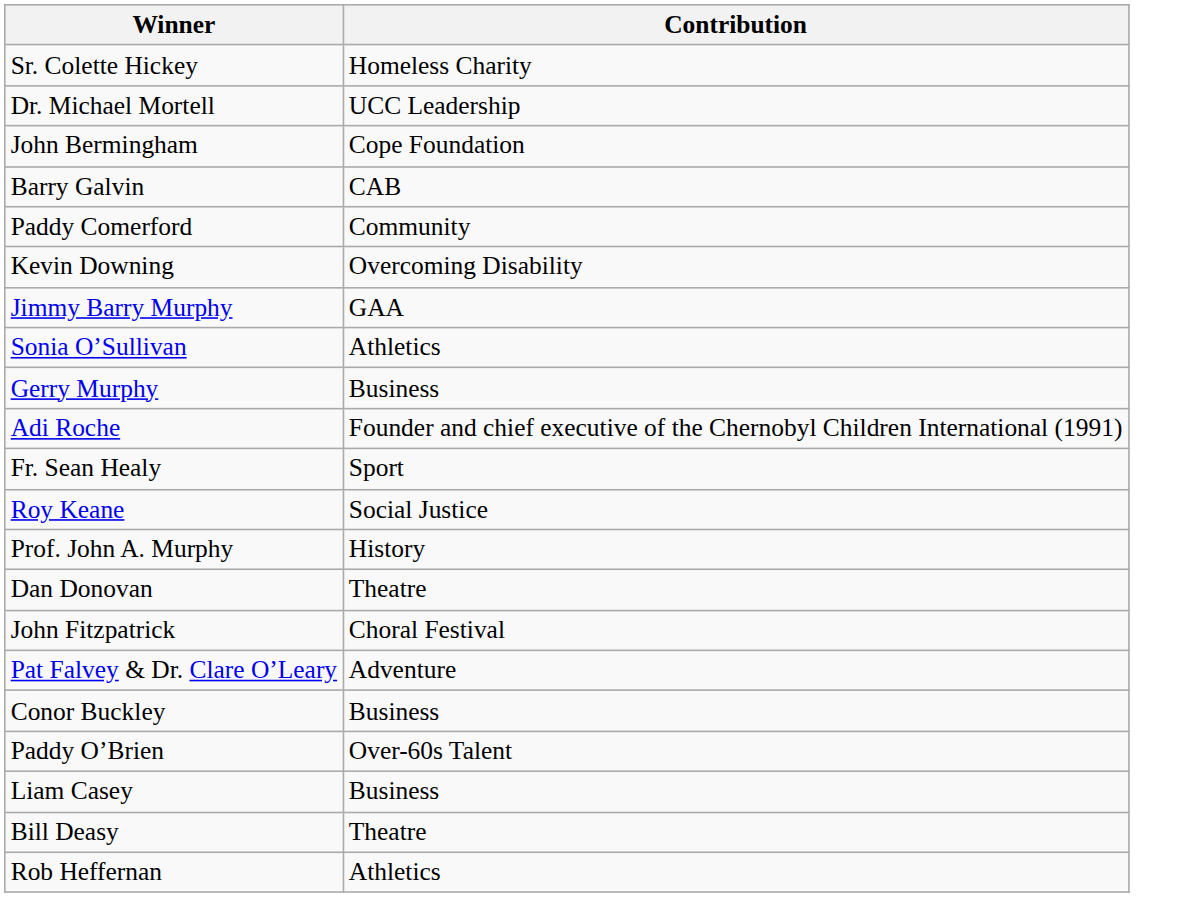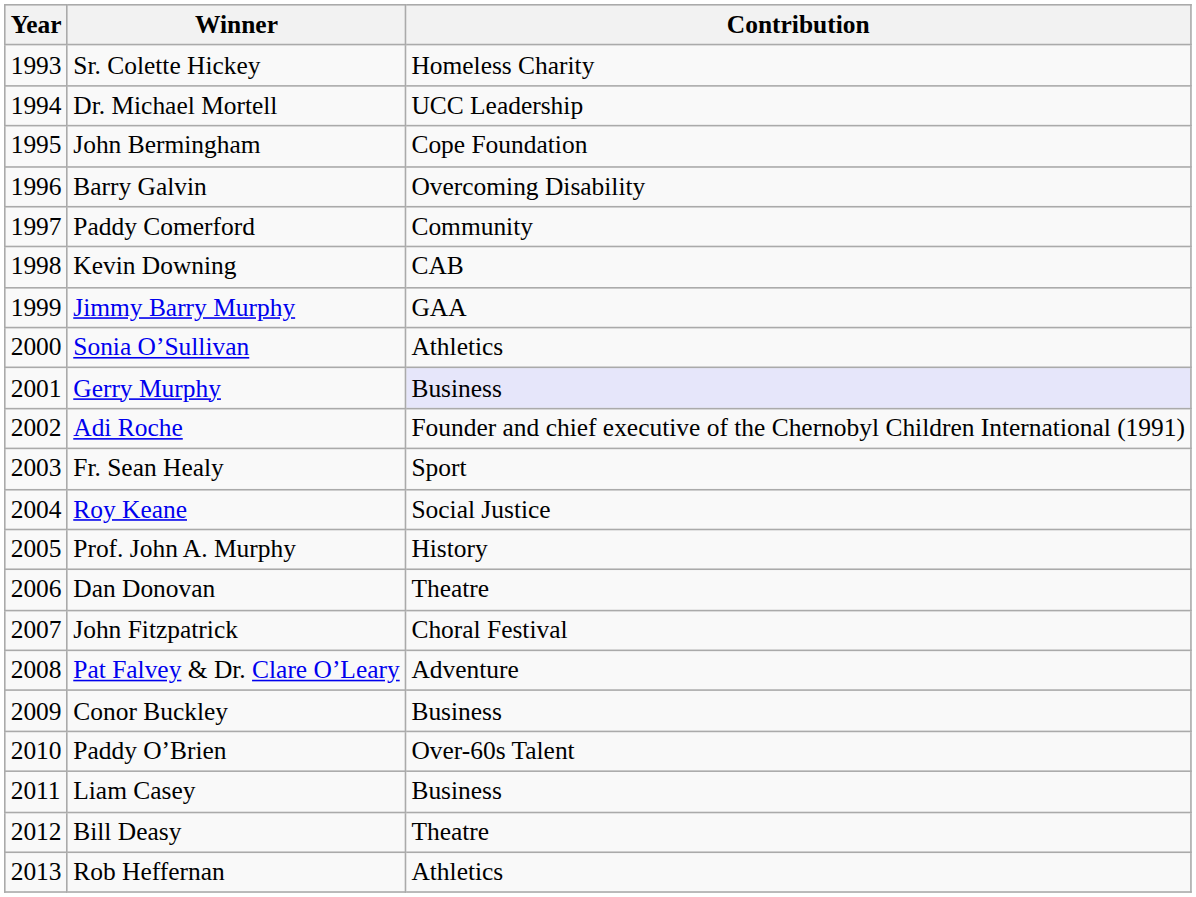+ column: (36, 24)
(375, 186) CAB -> (528, 186) Overcoming Disability
(466, 266) Overcoming Disability -> (438, 266) CAB
(394, 387) no background -> (457, 387) lavender background
